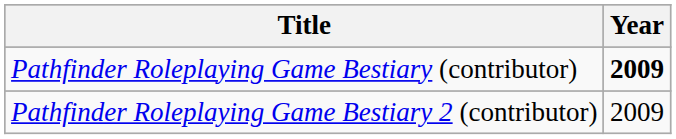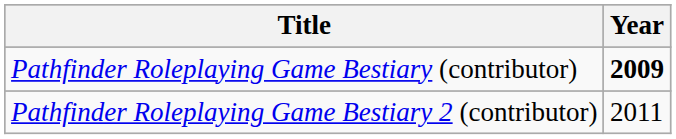(637, 111) 2009 -> (637, 111) 2011
